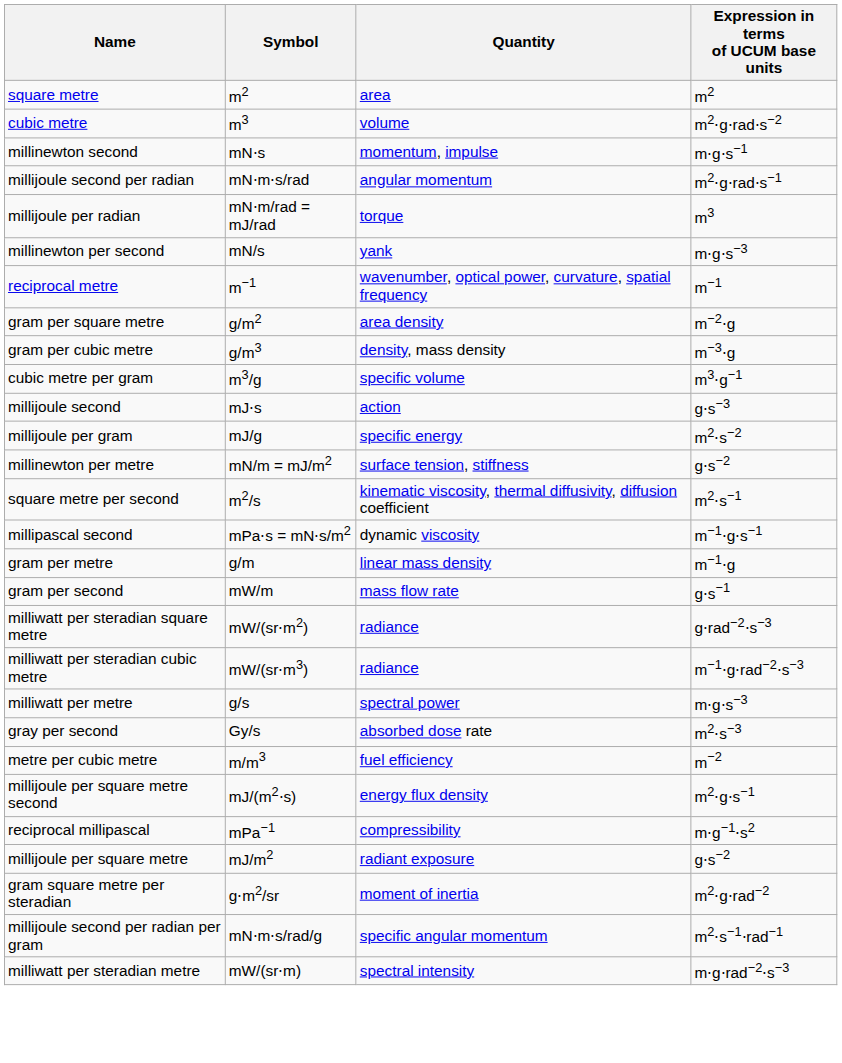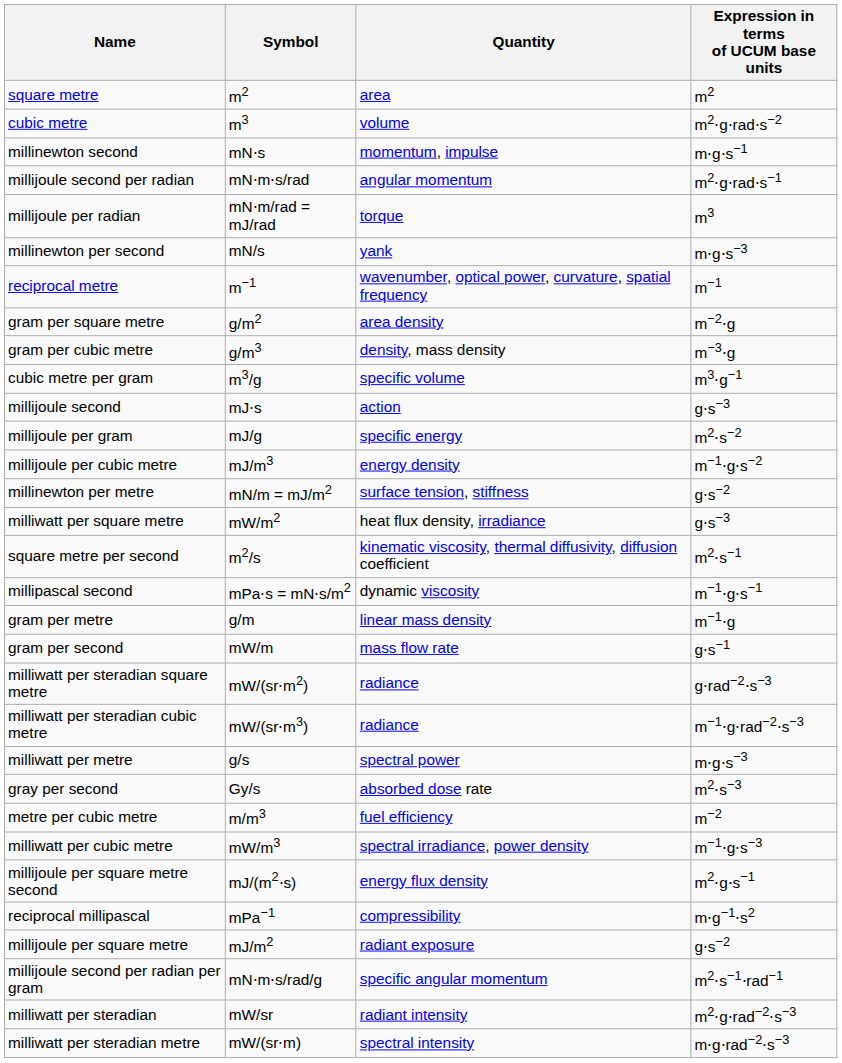+ row: (93, 464)
+ row: (96, 521)
+ row: (90, 845)
- row: (86, 894)
+ row: (82, 1014)
